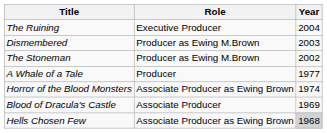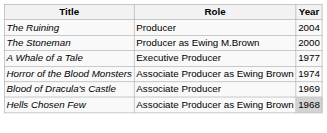(179, 27) Executive Producer -> (156, 27) Producer
- row: (37, 43)
(309, 58) 2002 -> (309, 43) 2000
(156, 74) Producer -> (179, 58) Executive Producer
